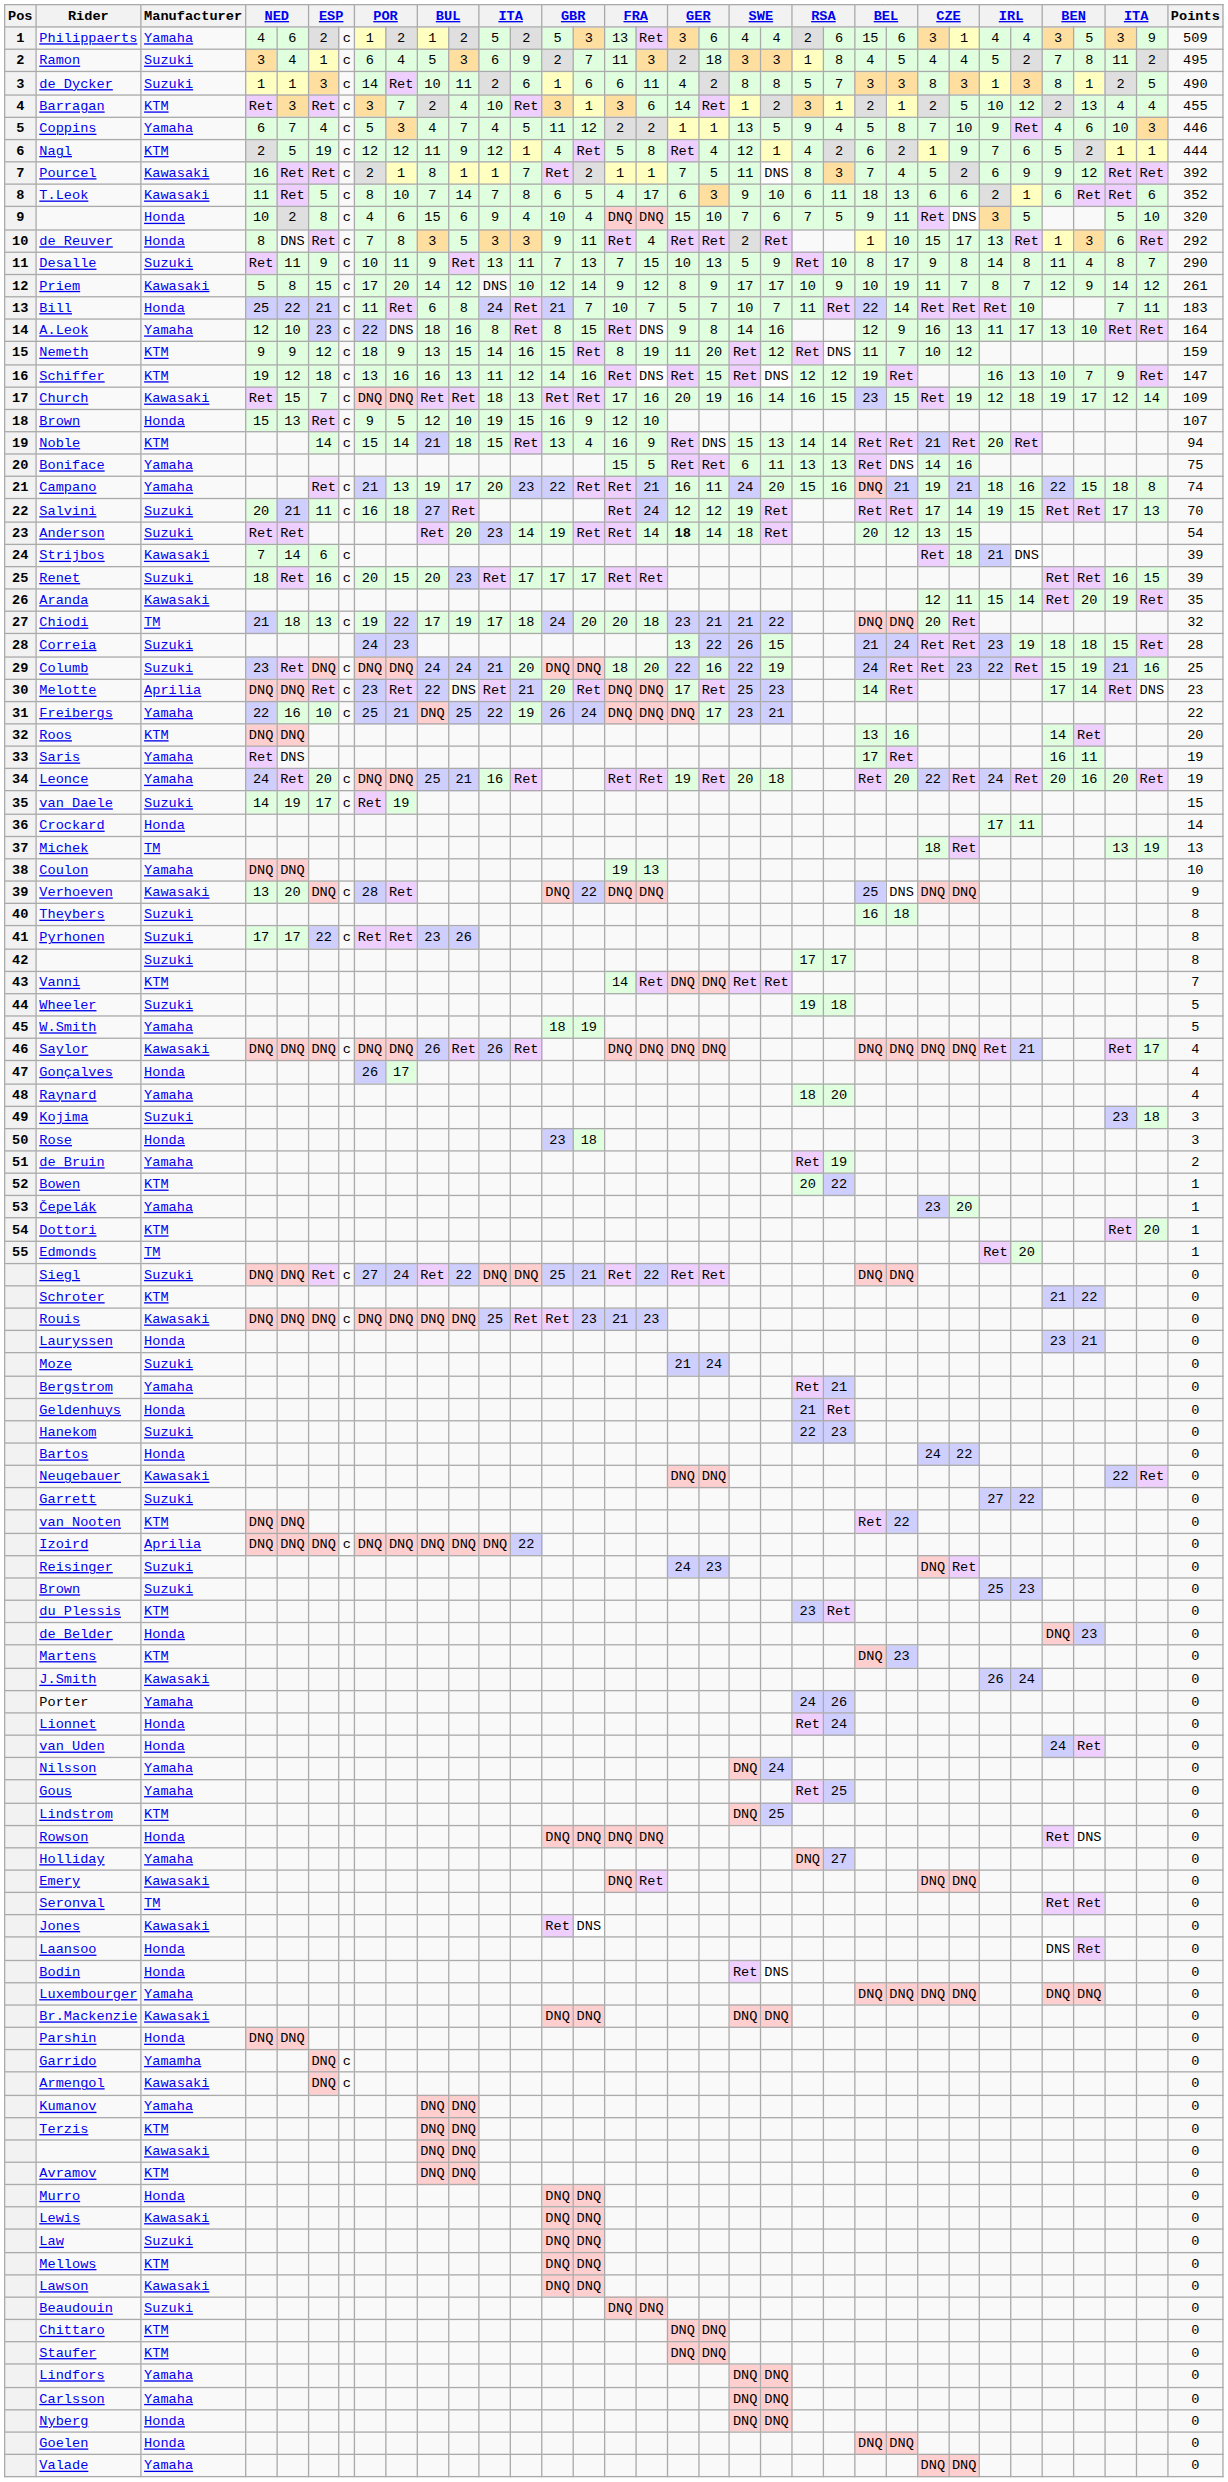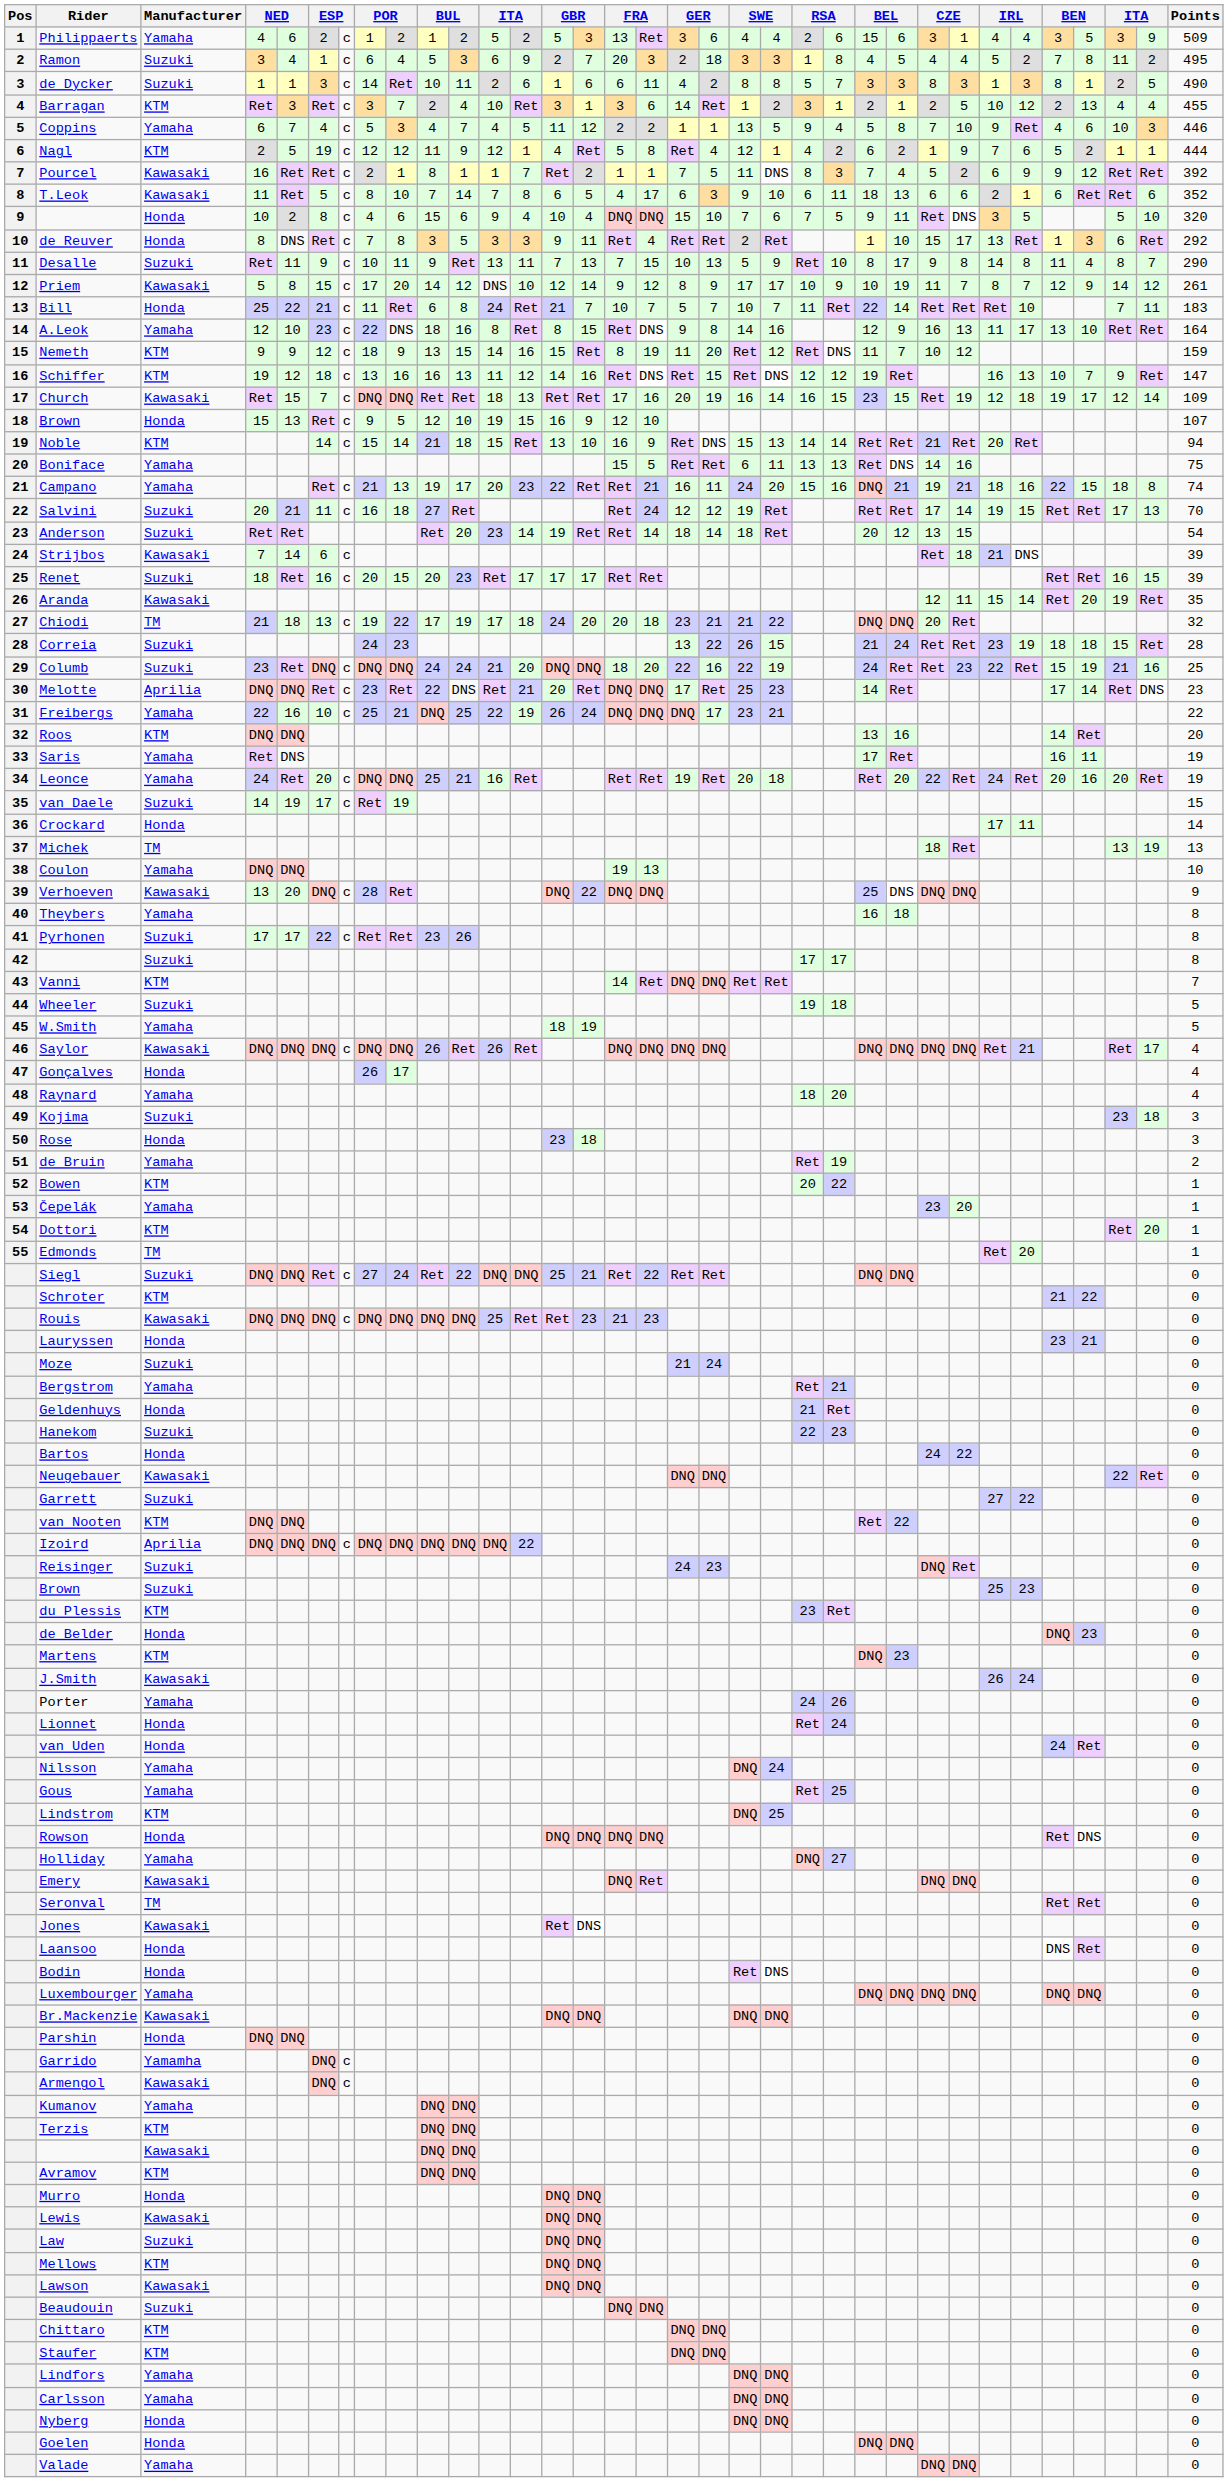(620, 61) 11 -> (620, 61) 20
(589, 443) 4 -> (589, 443) 10
(683, 533) bold -> (683, 533) normal
(169, 915) Suzuki -> (169, 915) Yamaha
